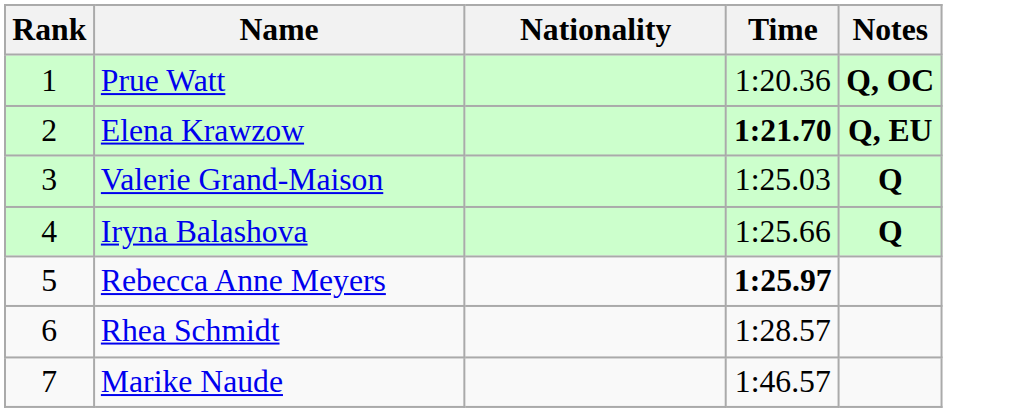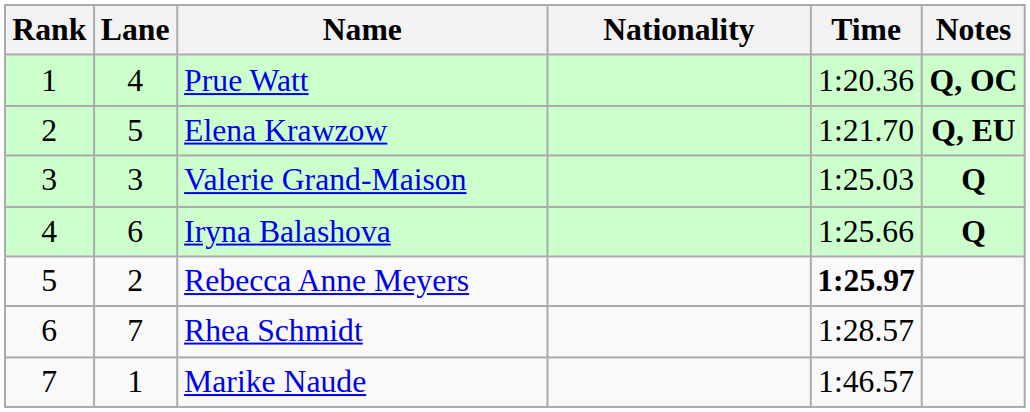+ column: (135, 29)
(783, 130) bold -> (866, 130) normal
